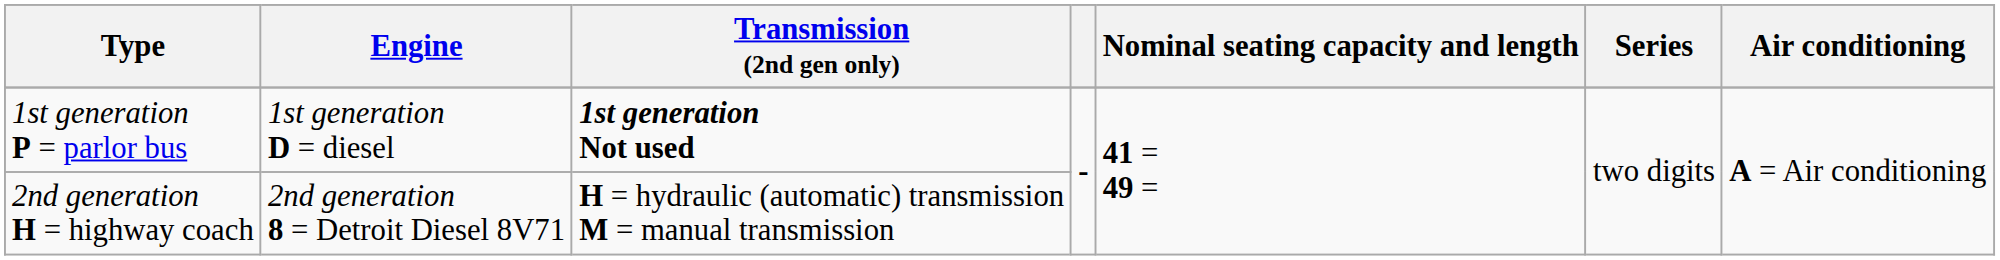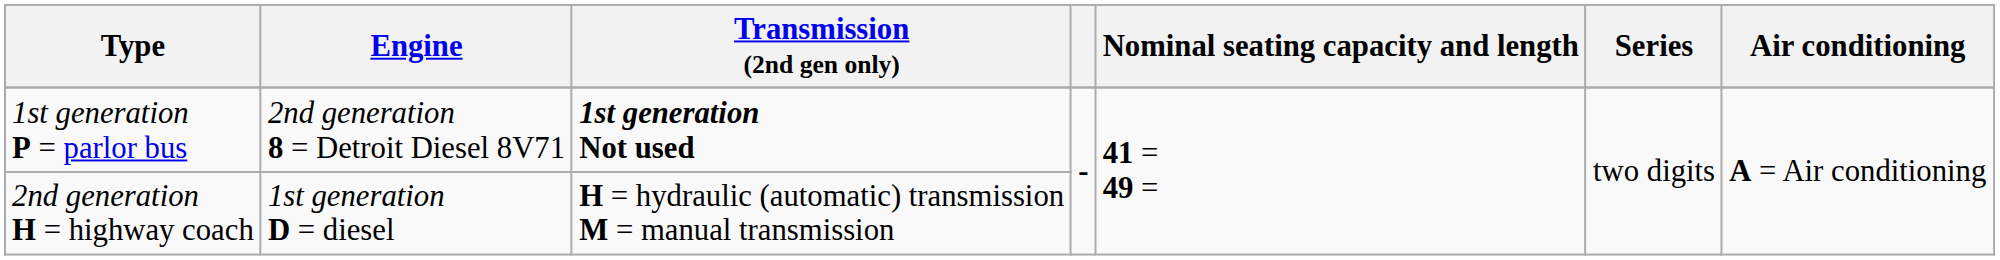(356, 129) 1st generation D = diesel -> (416, 129) 2nd generation 8 = Detroit Diesel 8V71
(416, 212) 2nd generation 8 = Detroit Diesel 8V71 -> (356, 212) 1st generation D = diesel
